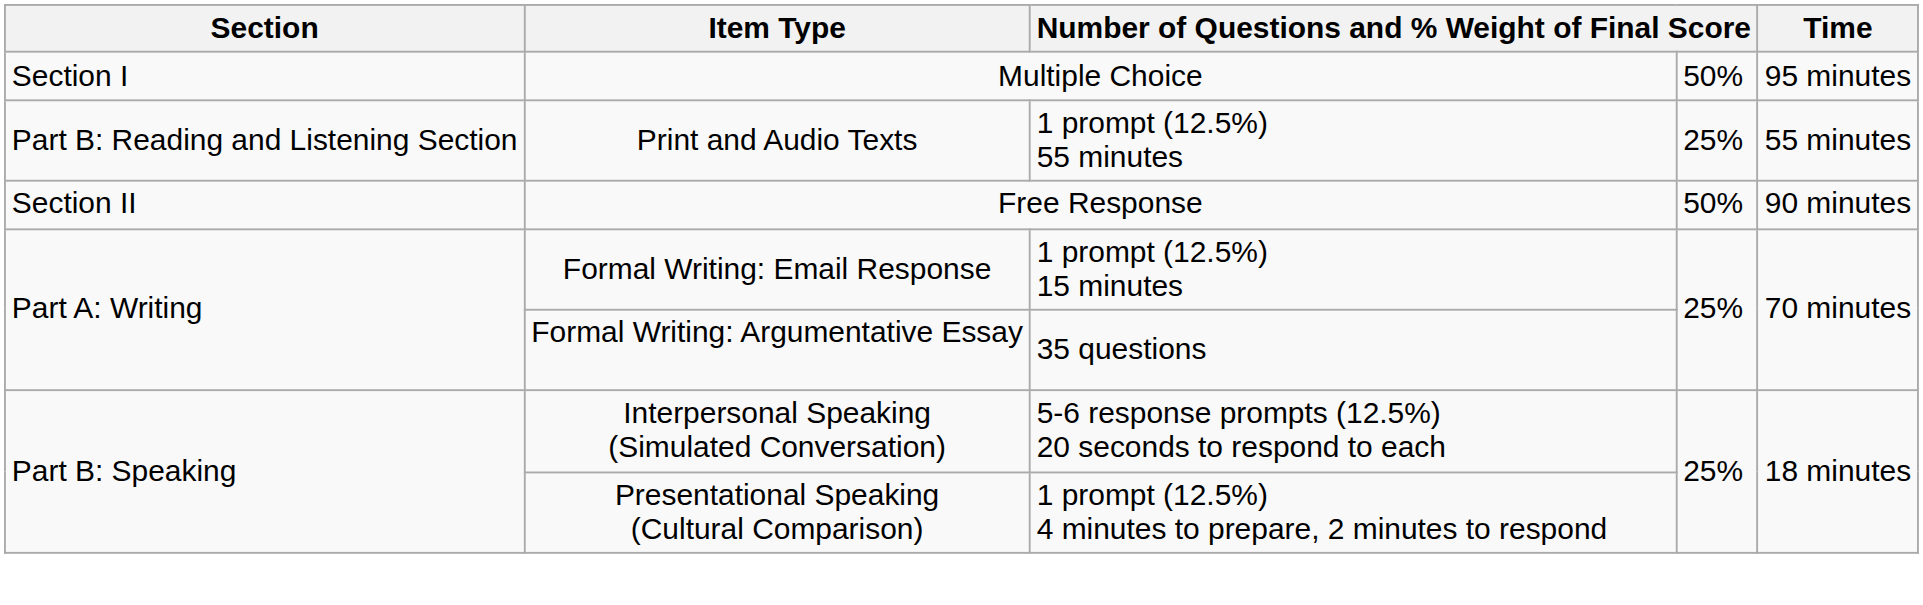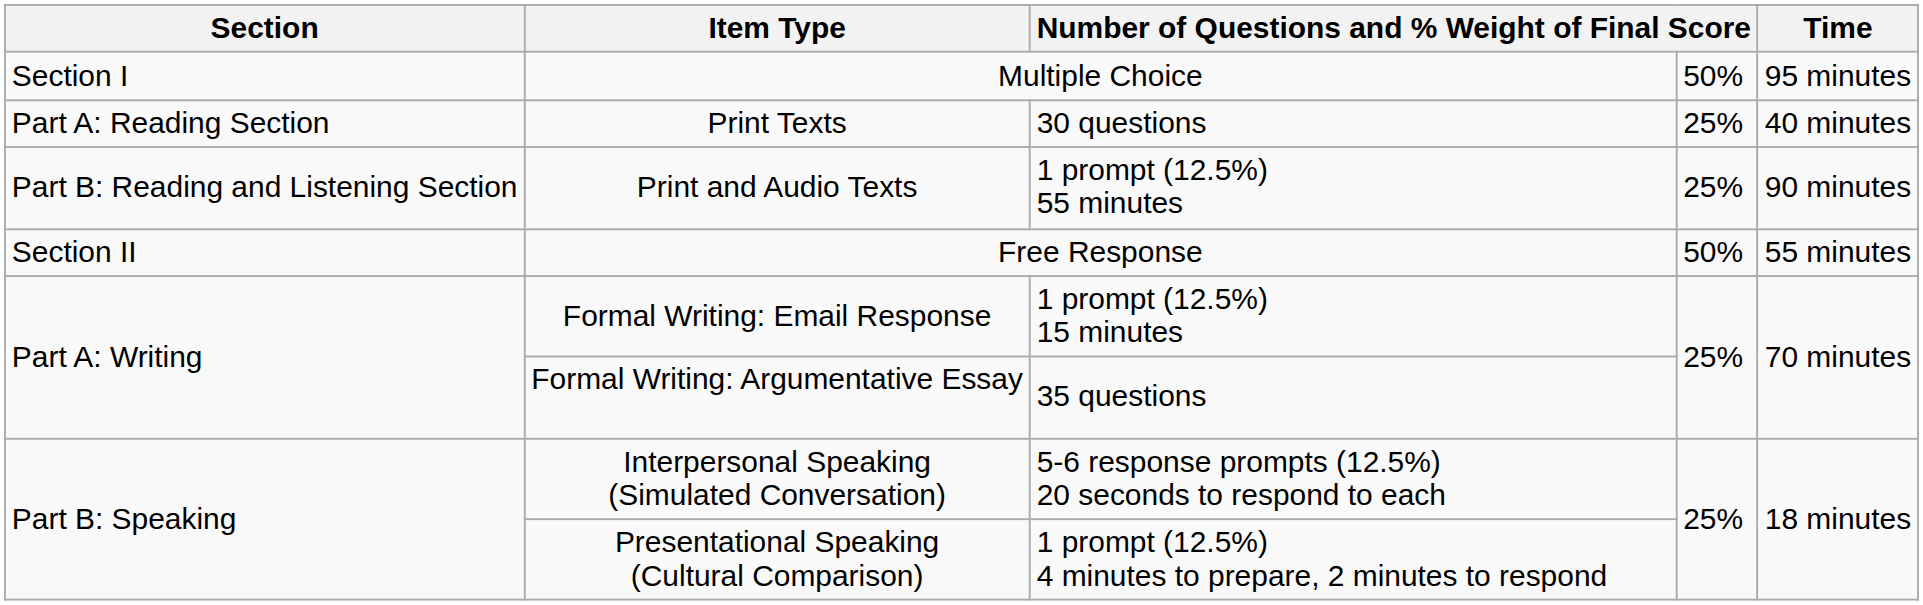+ row: (777, 123)
(1838, 139) 55 minutes -> (1838, 187) 90 minutes
(1838, 204) 90 minutes -> (1838, 251) 55 minutes
